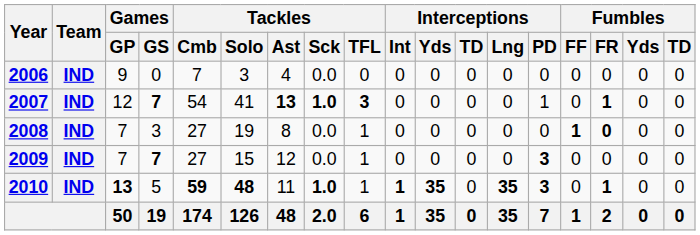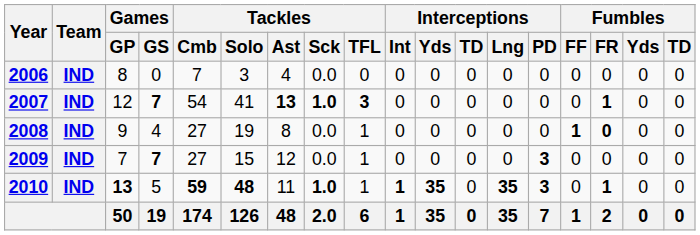(122, 74) 9 -> (122, 74) 8
(545, 103) 1 -> (545, 103) 0
(122, 131) 7 -> (122, 131) 9
(156, 131) 3 -> (156, 131) 4
